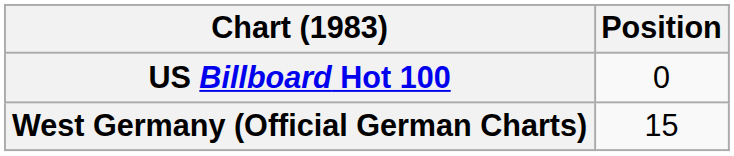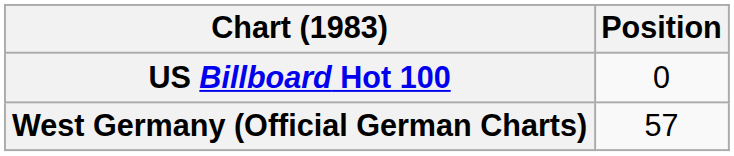(662, 125) 15 -> (662, 125) 57
